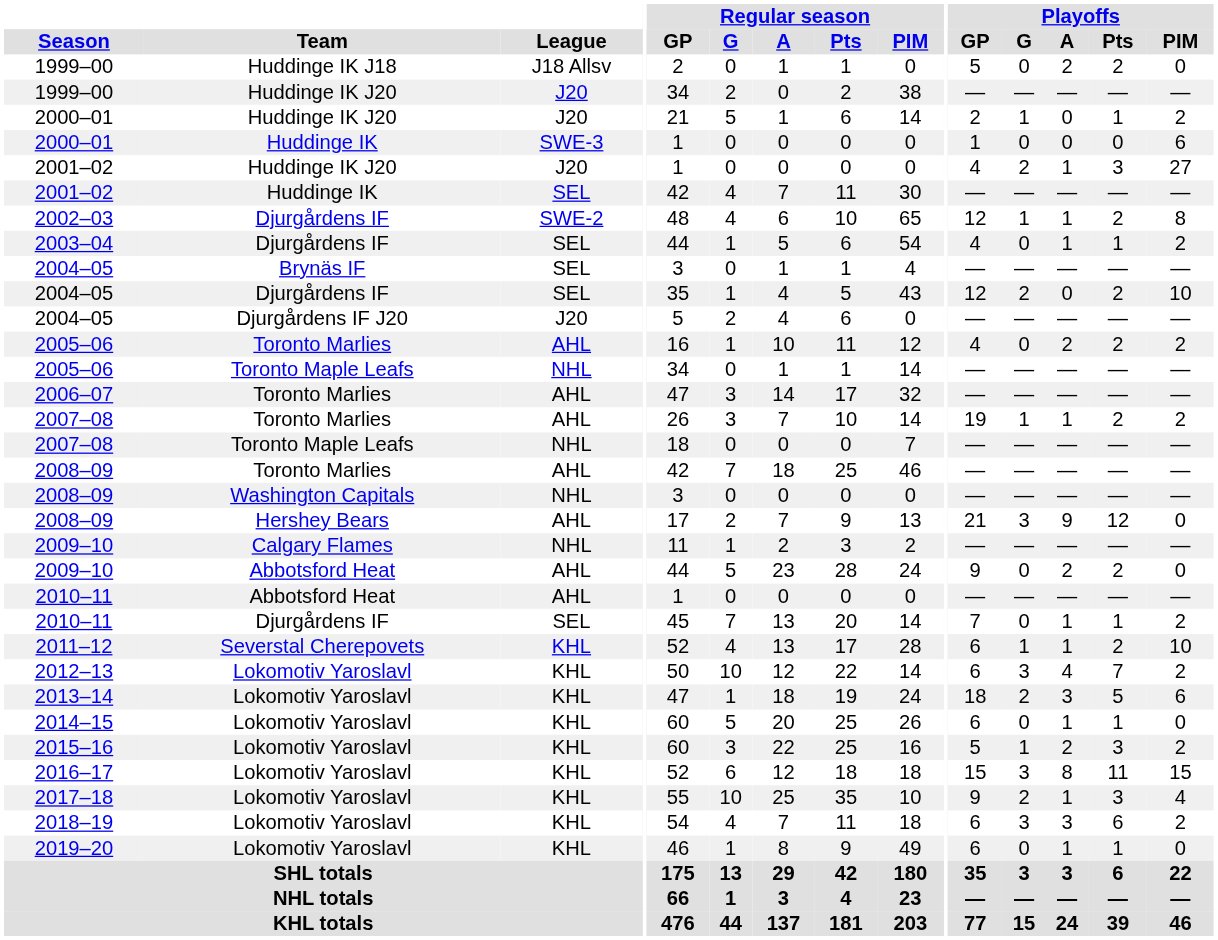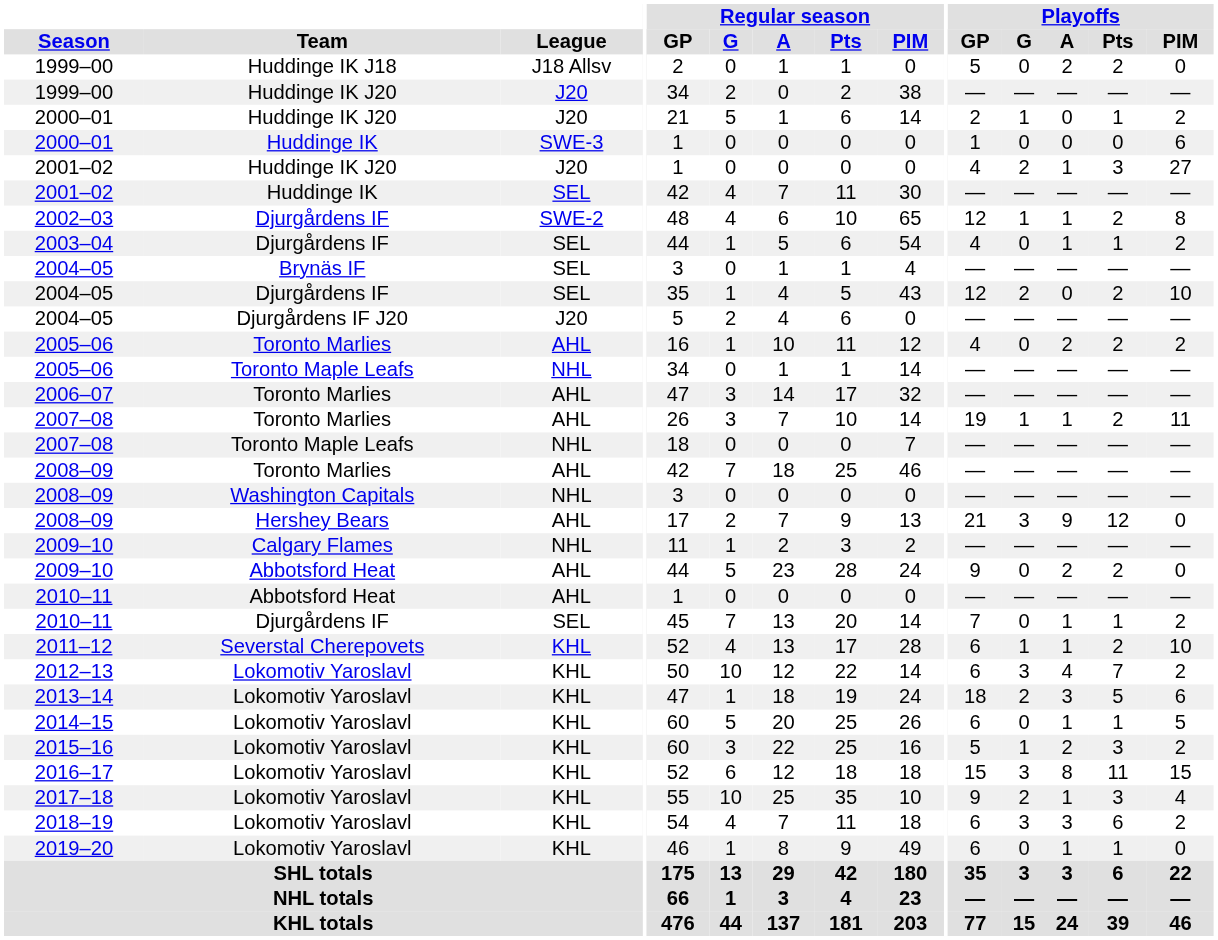(1180, 419) 2 -> (1180, 419) 11
(1180, 722) 0 -> (1180, 722) 5
